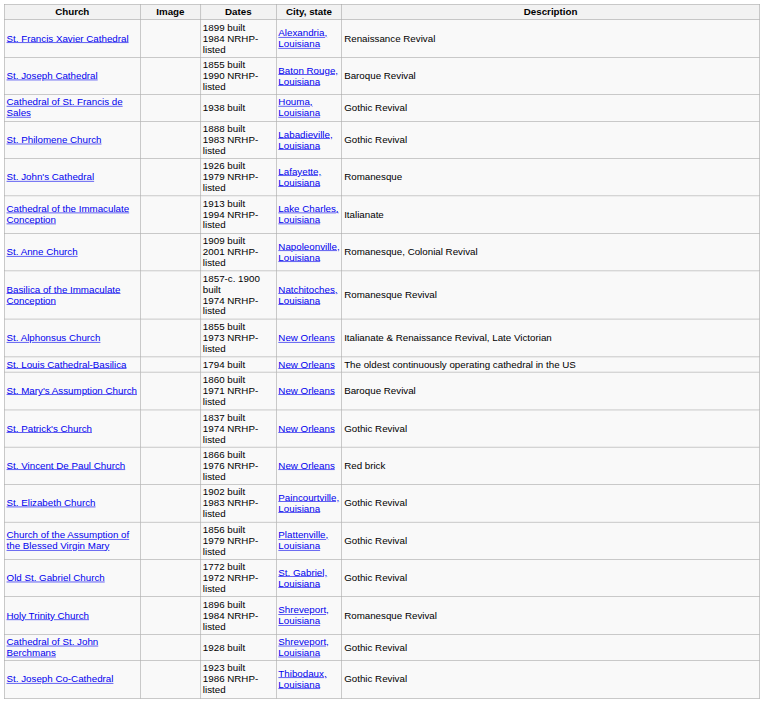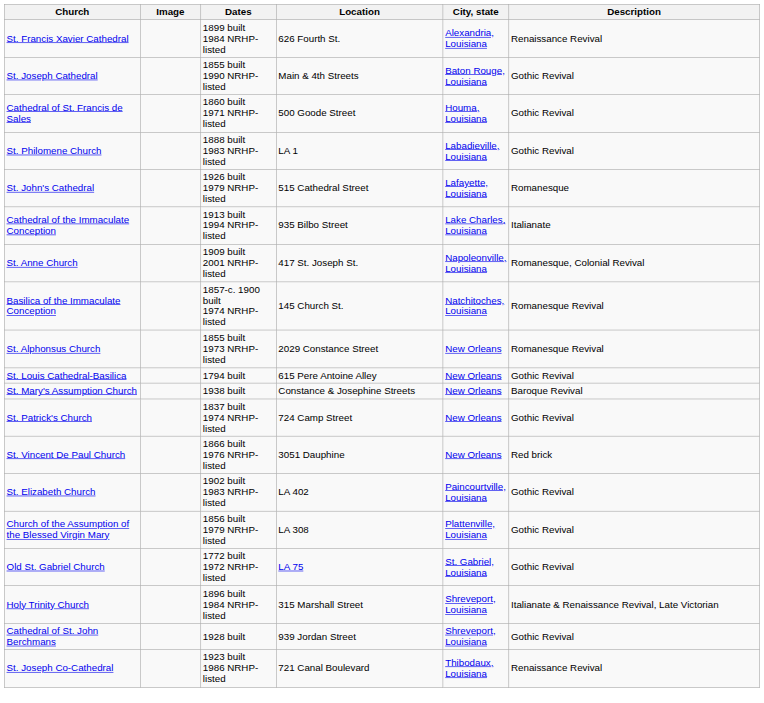+ column: (360, 12)
(380, 76) Baroque Revival -> (542, 76) Gothic Revival
(224, 108) 1938 built -> (231, 113) 1860 built 1971 NRHP-listed
(448, 338) Italianate & Renaissance Revival, Late Victorian -> (557, 349) Romanesque Revival
(460, 364) The oldest continuously operating cathedral in the US -> (542, 375) Gothic Revival
(231, 391) 1860 built 1971 NRHP-listed -> (224, 391) 1938 built
(391, 615) Romanesque Revival -> (615, 604) Italianate & Renaissance Revival, Late Victorian
(376, 679) Gothic Revival -> (557, 668) Renaissance Revival
